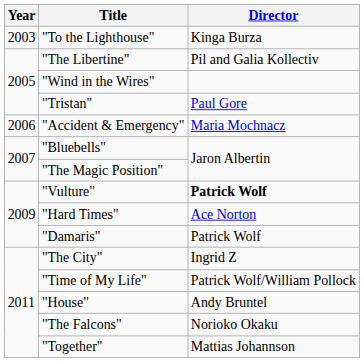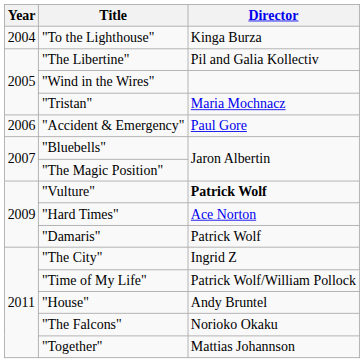(22, 37) 2003 -> (22, 37) 2004
(219, 103) Paul Gore -> (238, 103) Maria Mochnacz
(238, 125) Maria Mochnacz -> (219, 125) Paul Gore
